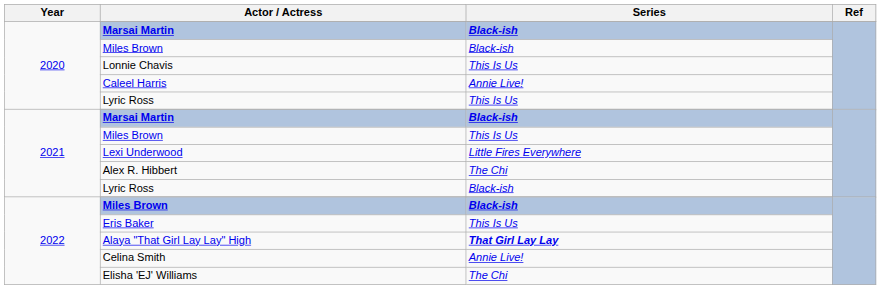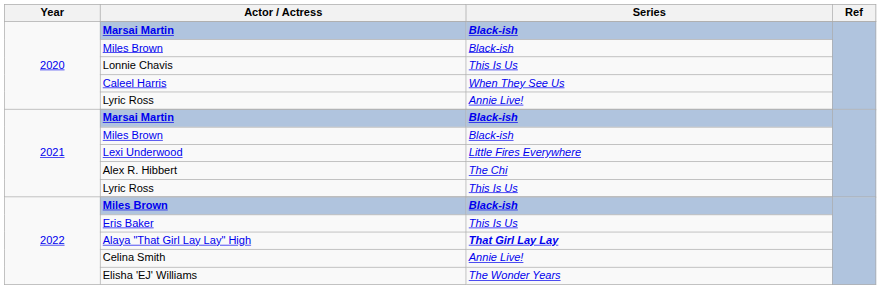(496, 83) Annie Live! -> (517, 83) When They See Us
(493, 100) This Is Us -> (496, 100) Annie Live!
(493, 135) This Is Us -> (491, 135) Black-ish
(491, 188) Black-ish -> (493, 188) This Is Us
(488, 275) The Chi -> (515, 275) The Wonder Years
